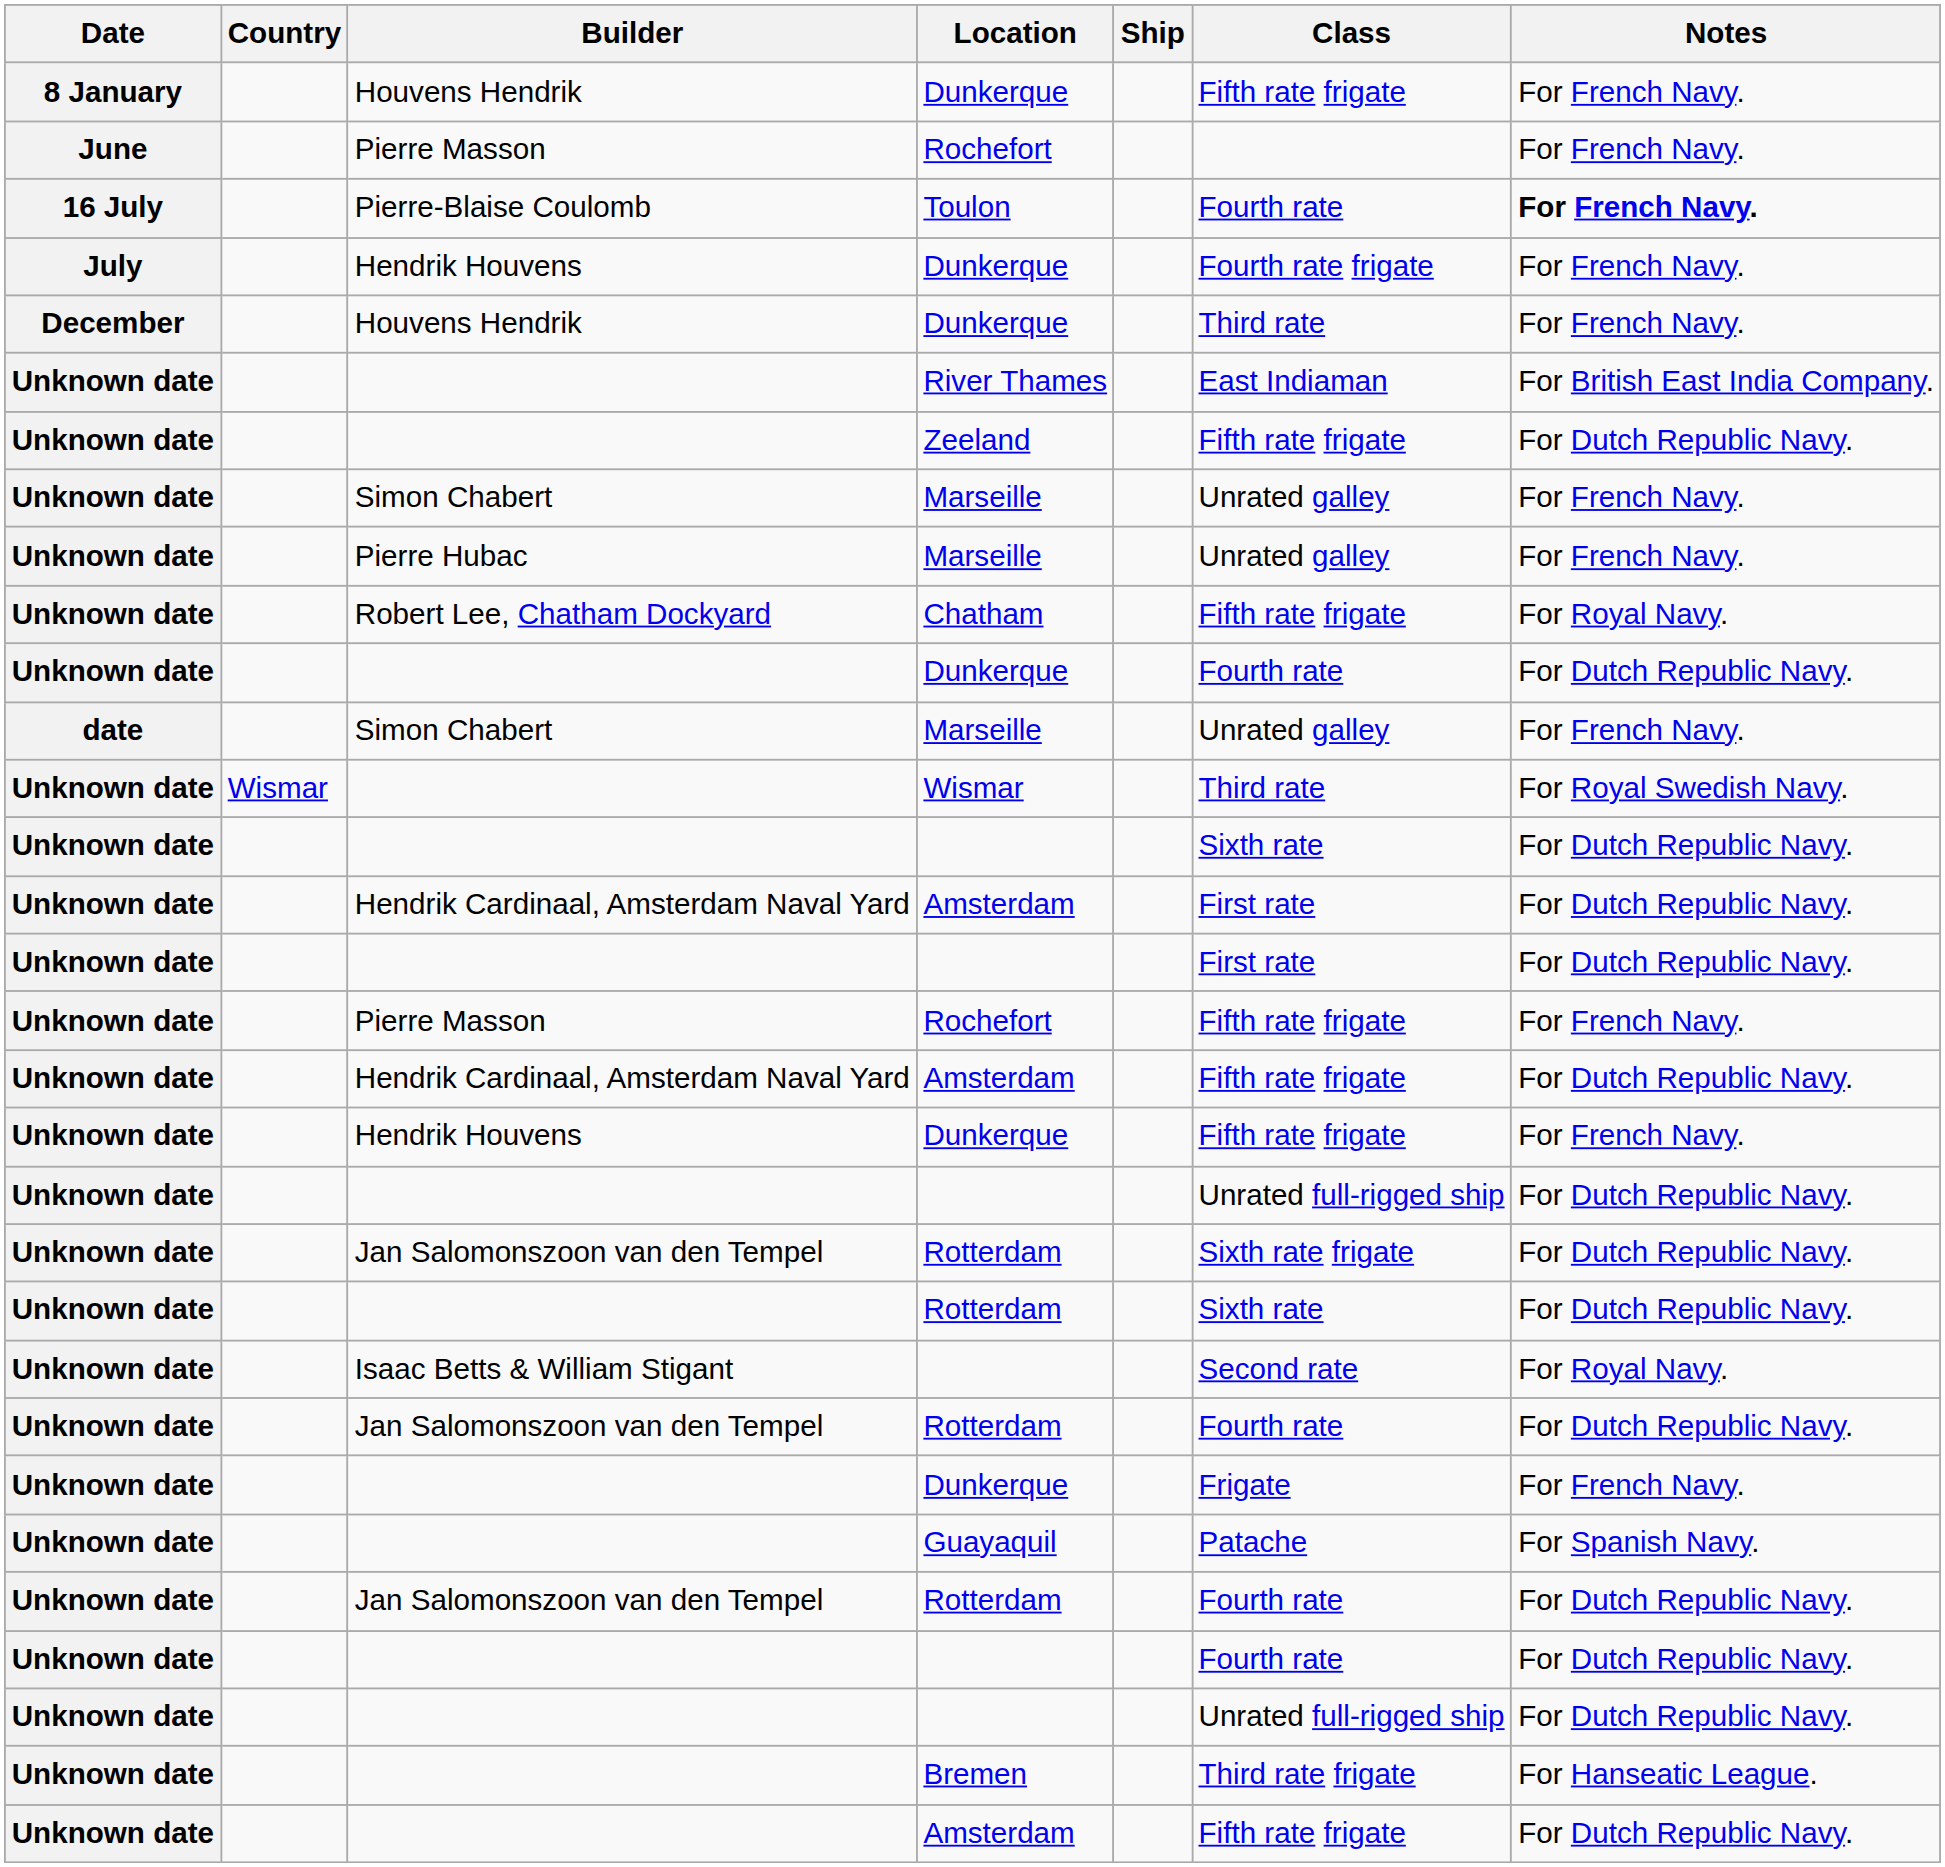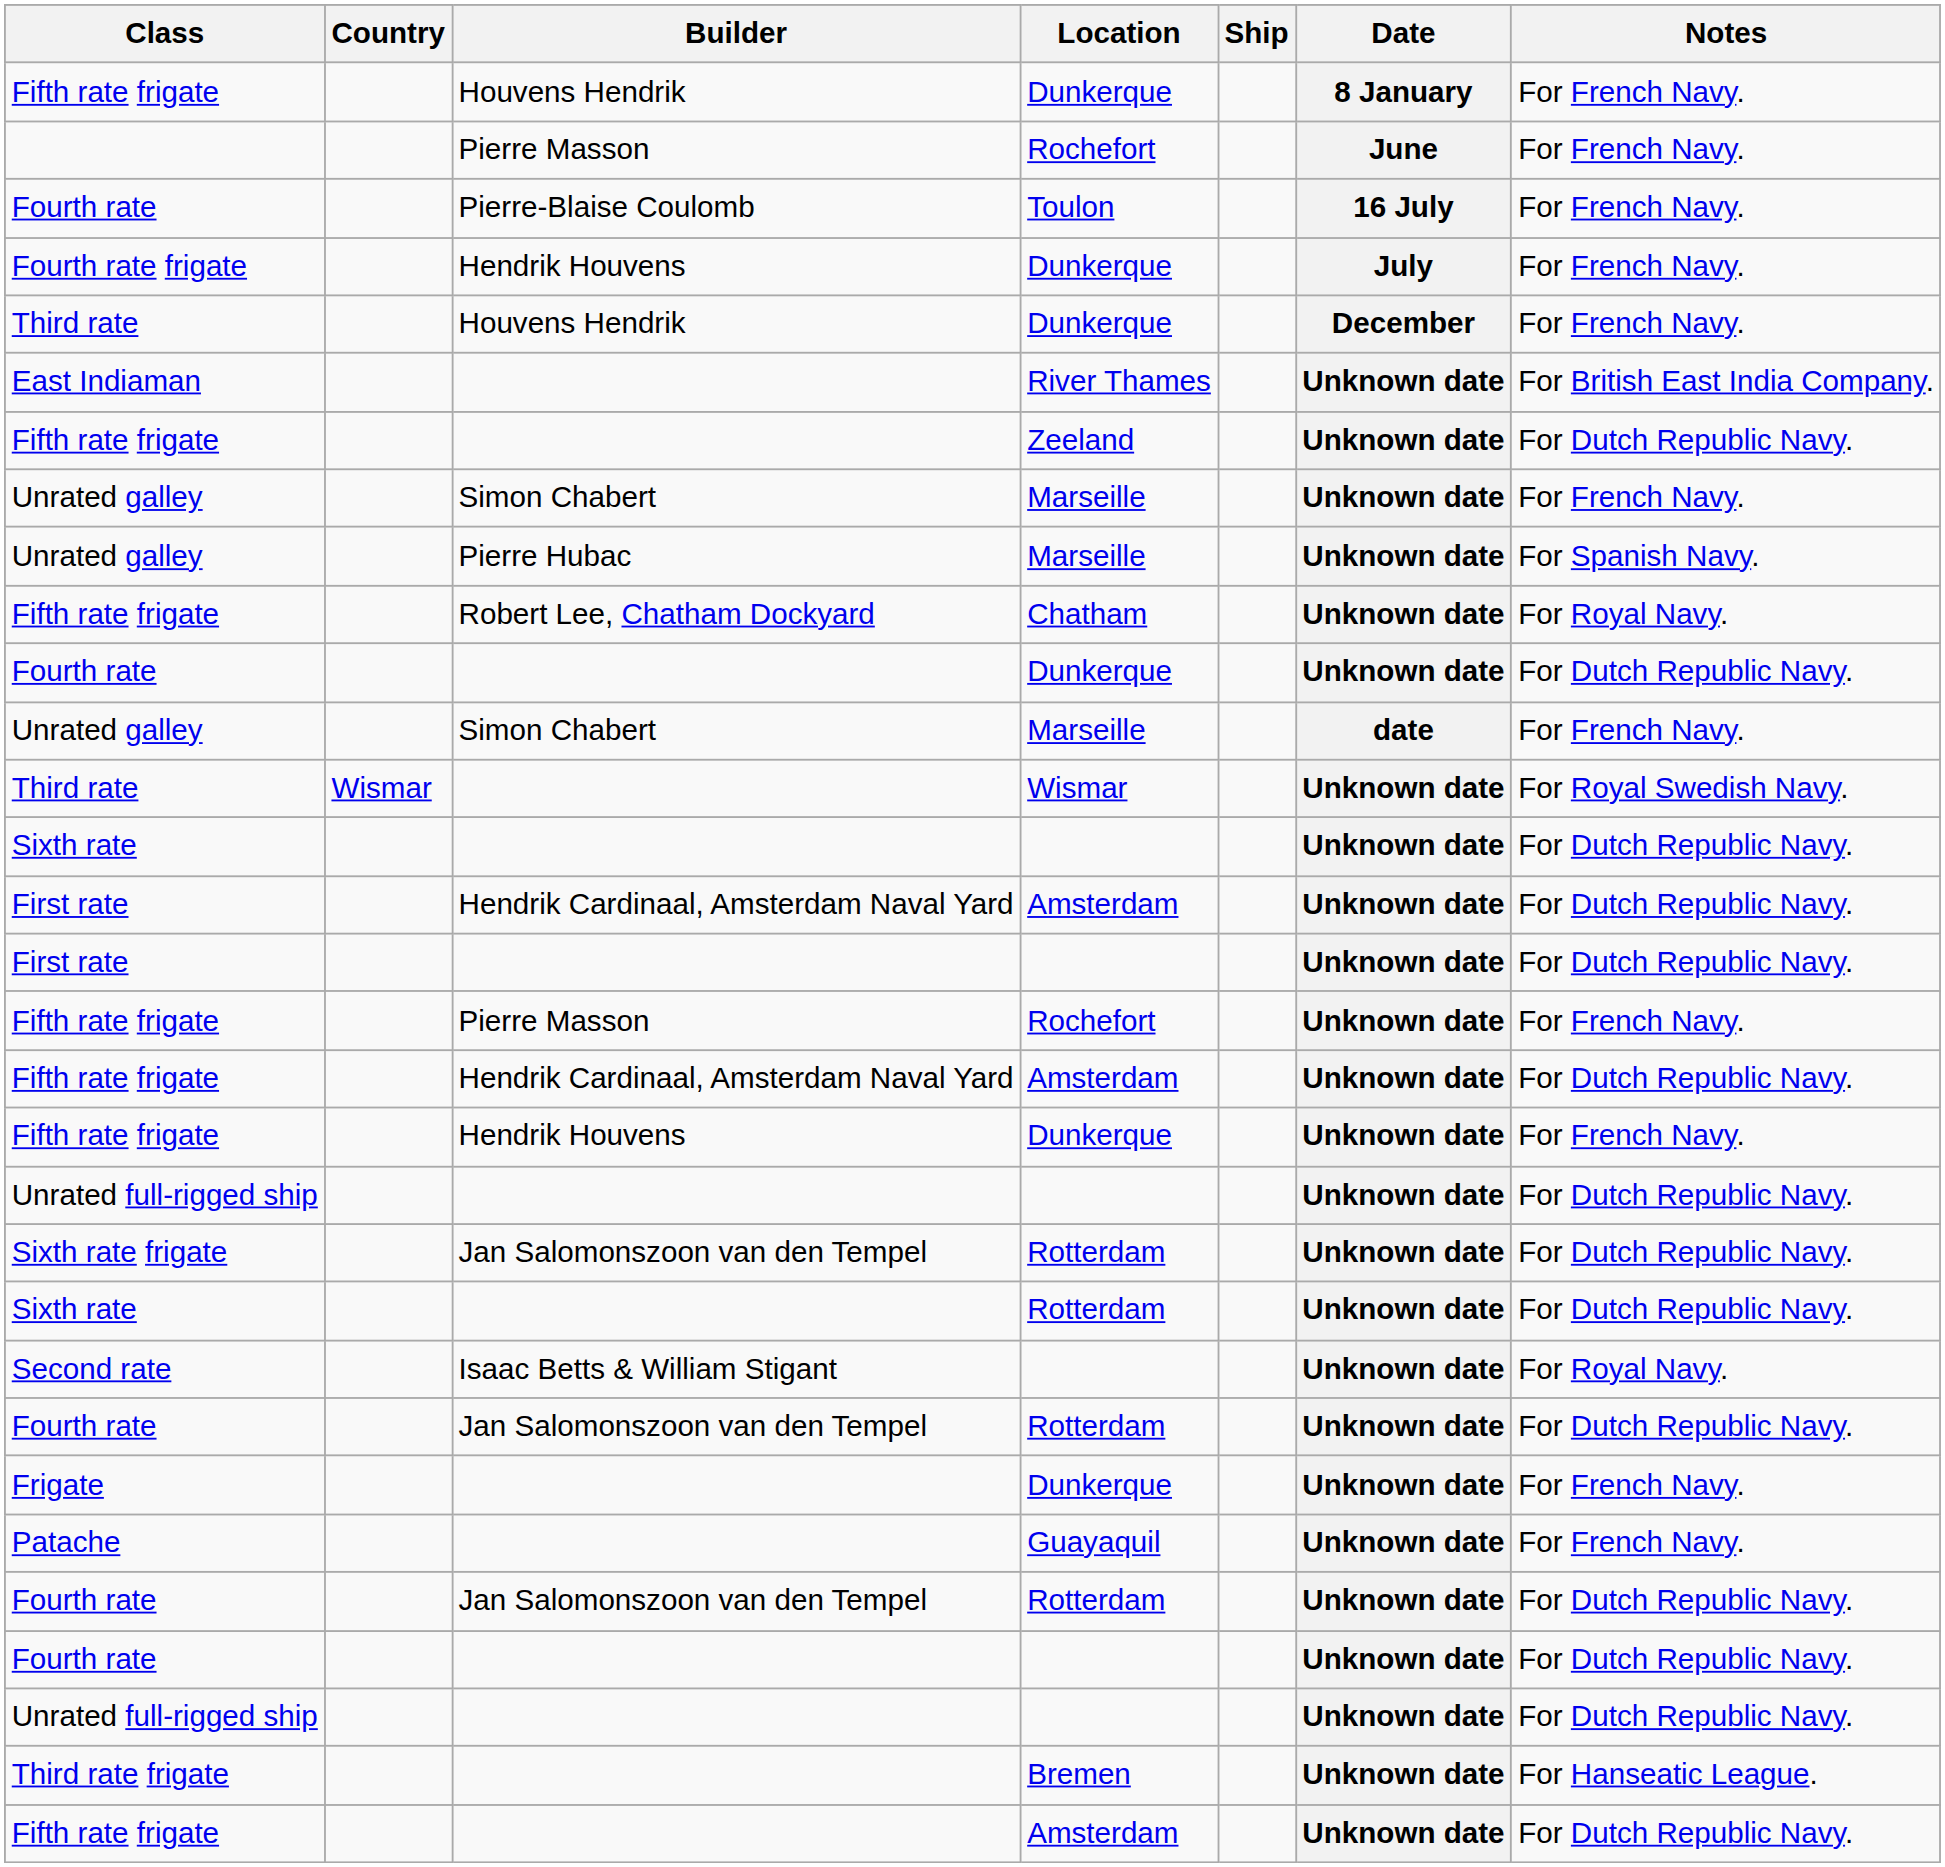columns swapped: (113, 33) <-> (1352, 33)
(1638, 207) bold -> (1631, 207) normal
(1631, 555) For French Navy. -> (1639, 555) For Spanish Navy.
(1639, 1542) For Spanish Navy. -> (1631, 1542) For French Navy.
